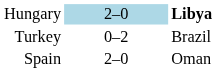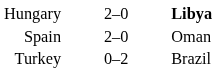(116, 14) lightblue background -> (116, 14) no background
rows swapped: (42, 59) <-> (38, 36)
